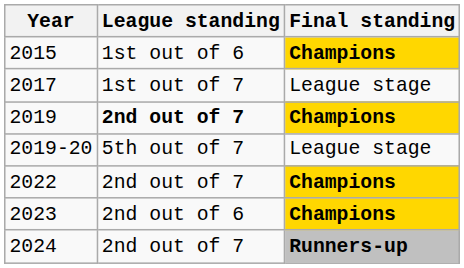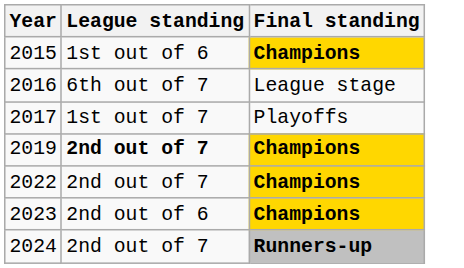+ row: (33, 85)
(360, 85) League stage -> (301, 117) Playoffs
- row: (51, 150)
